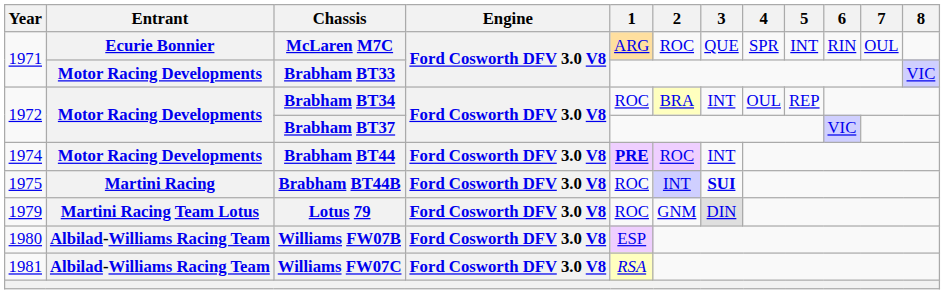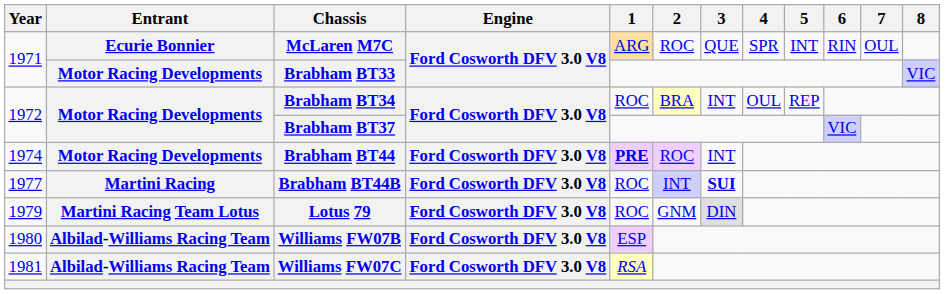(25, 183) 1975 -> (25, 183) 1977
